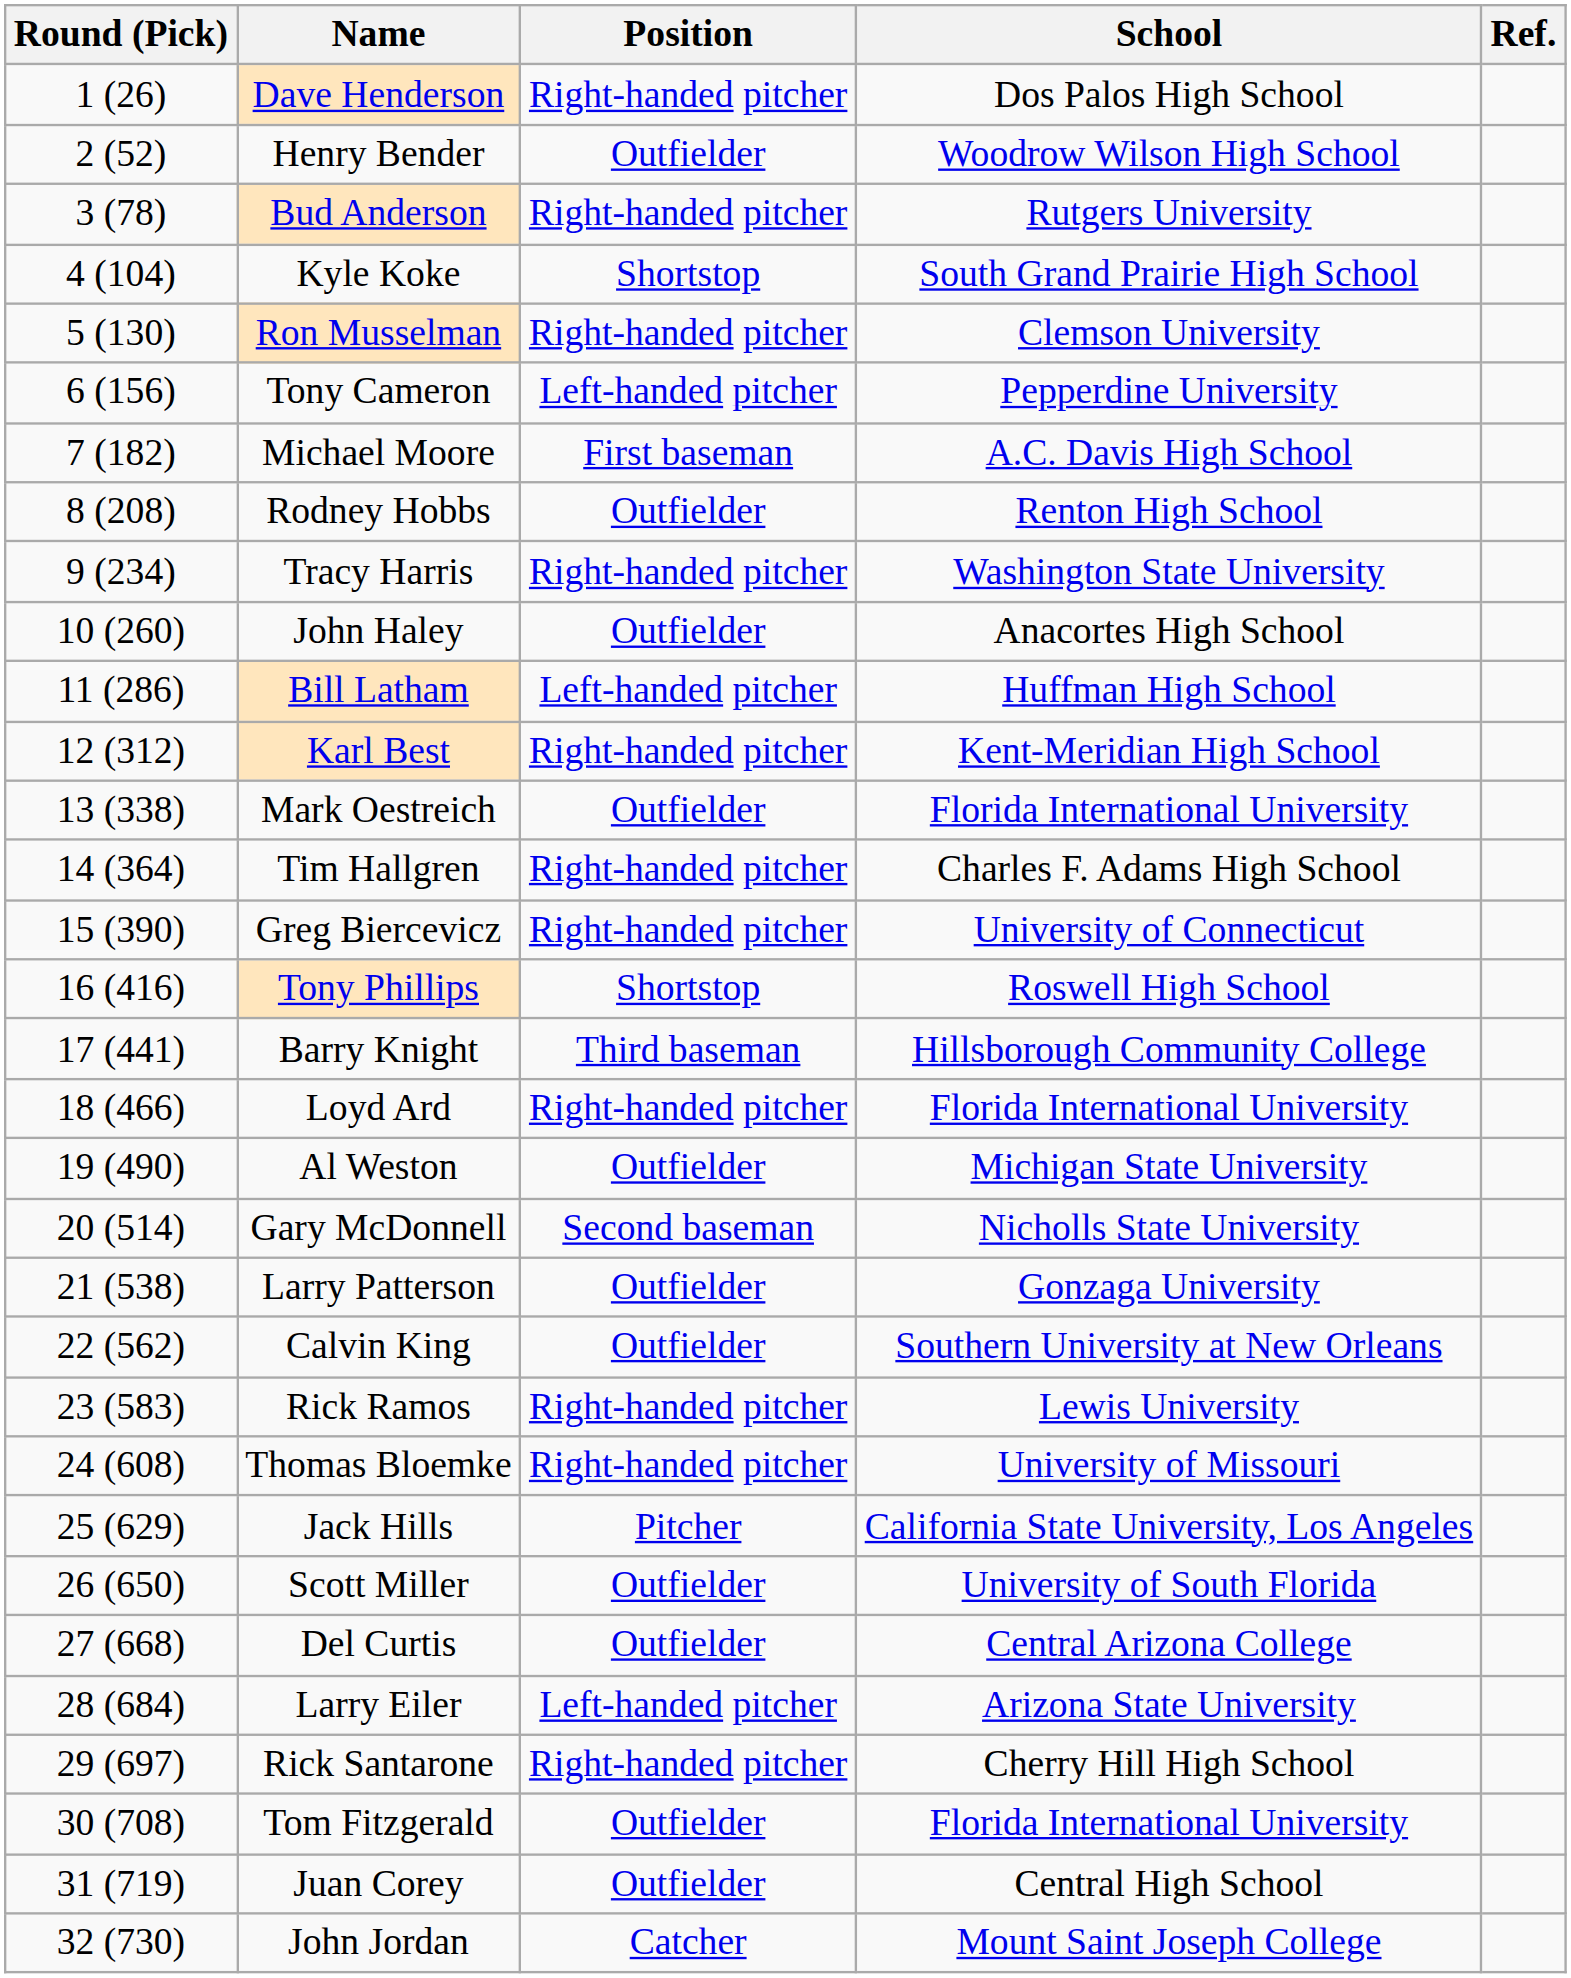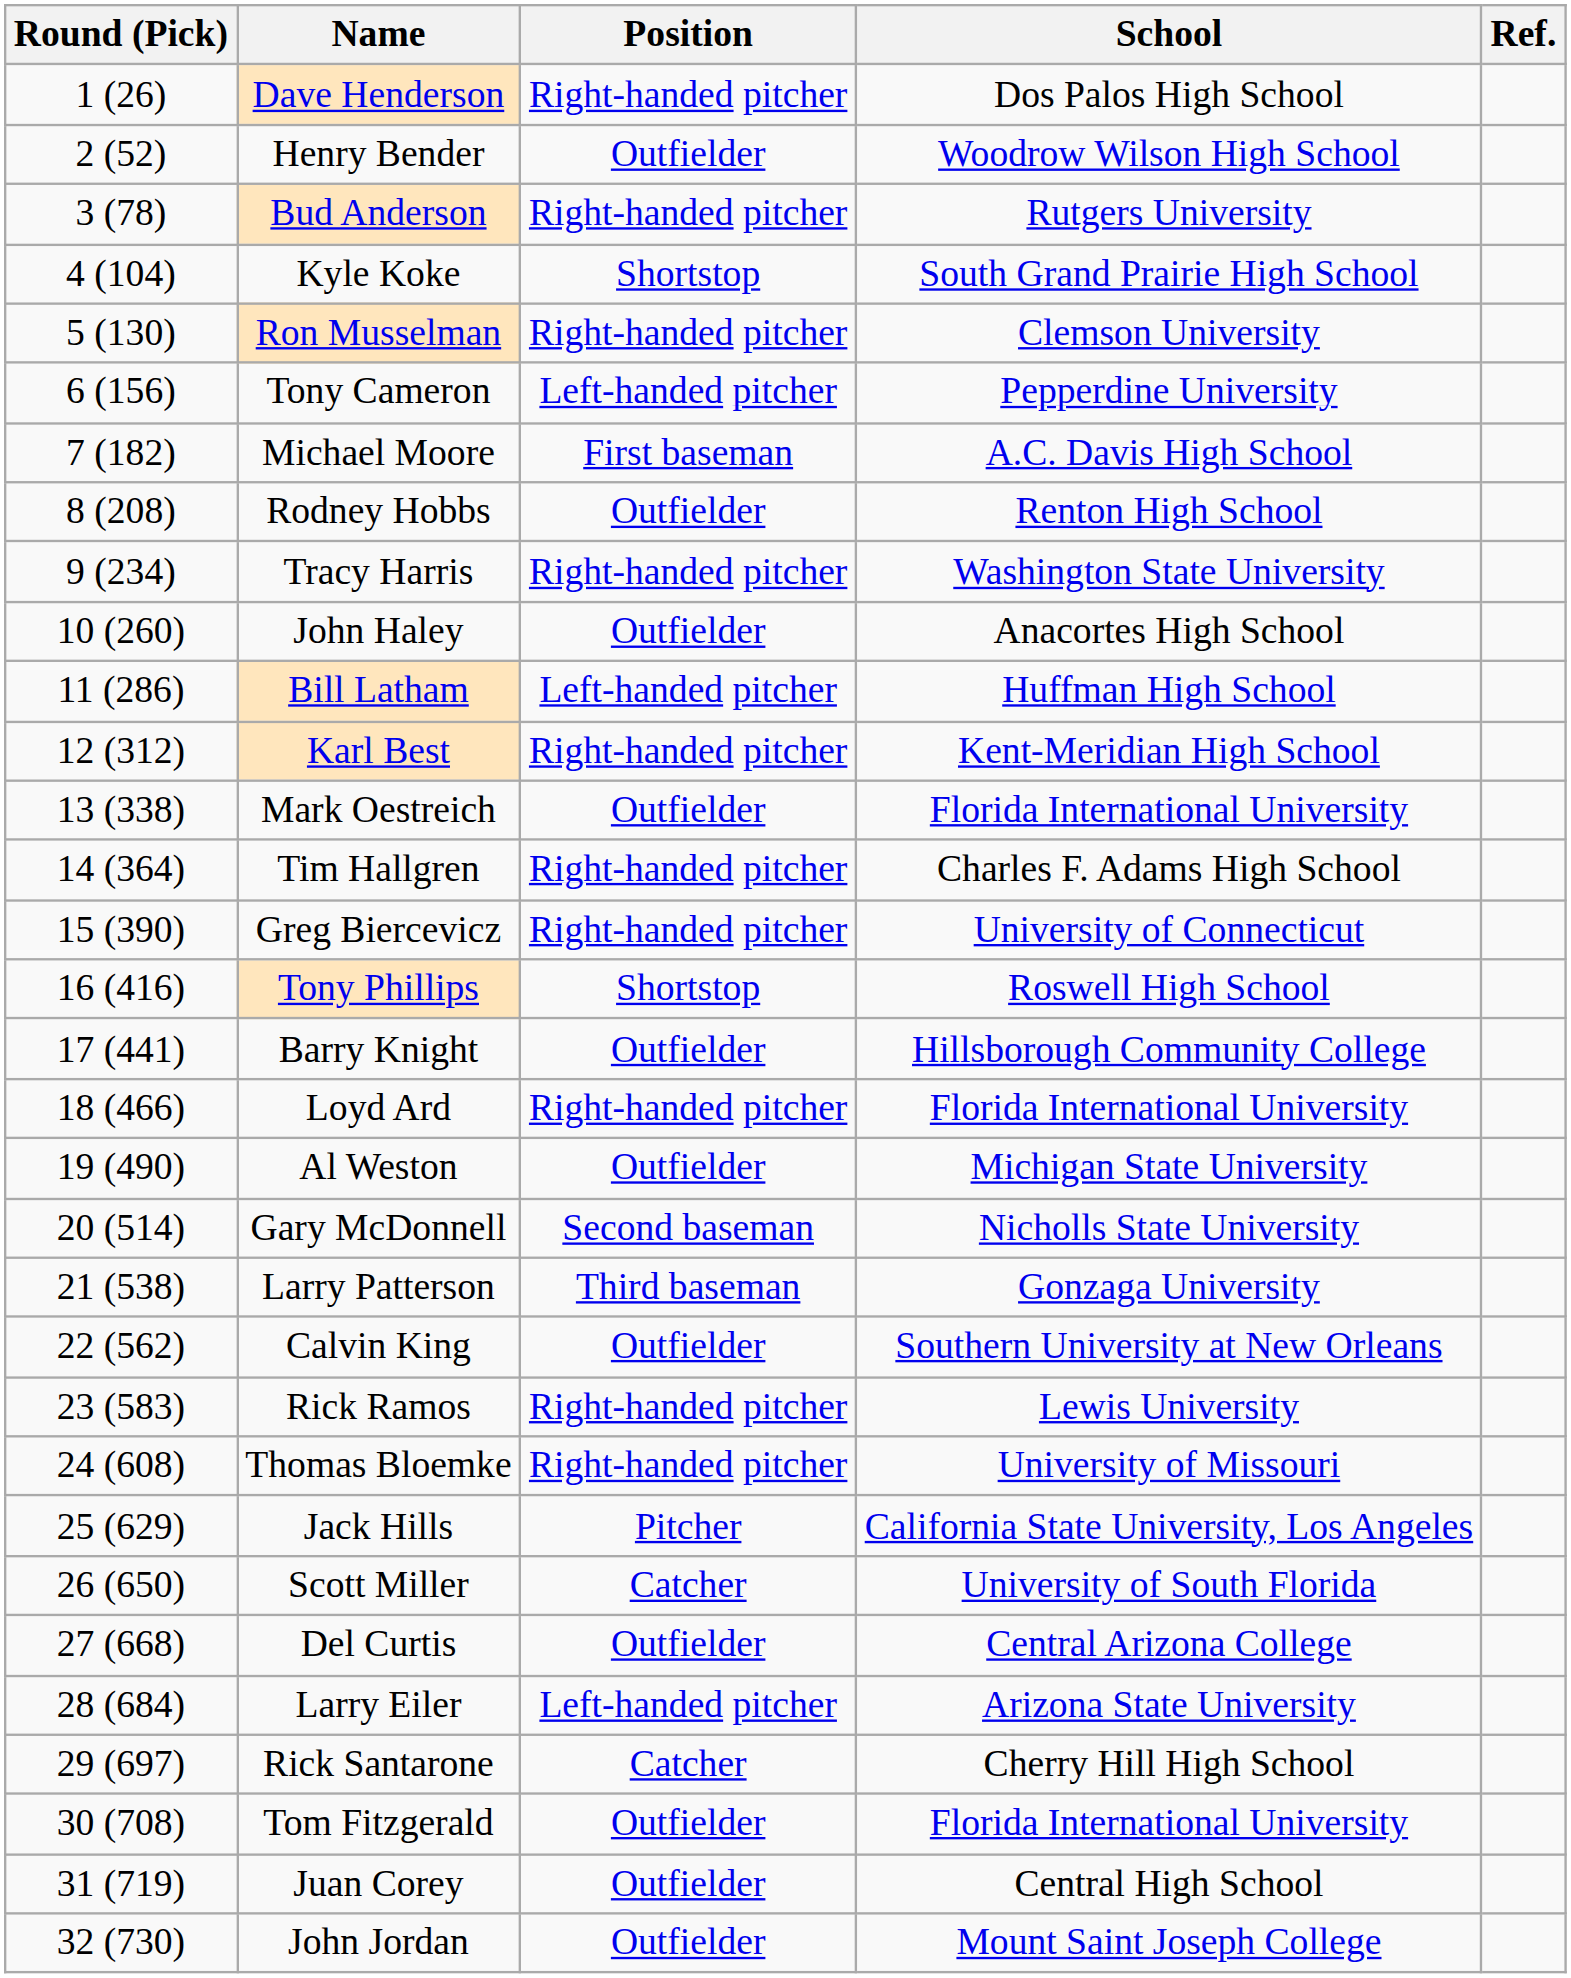(688, 1048) Third baseman -> (688, 1048) Outfielder
(688, 1286) Outfielder -> (688, 1286) Third baseman
(688, 1584) Outfielder -> (688, 1584) Catcher
(688, 1763) Right-handed pitcher -> (688, 1763) Catcher
(688, 1942) Catcher -> (688, 1942) Outfielder
